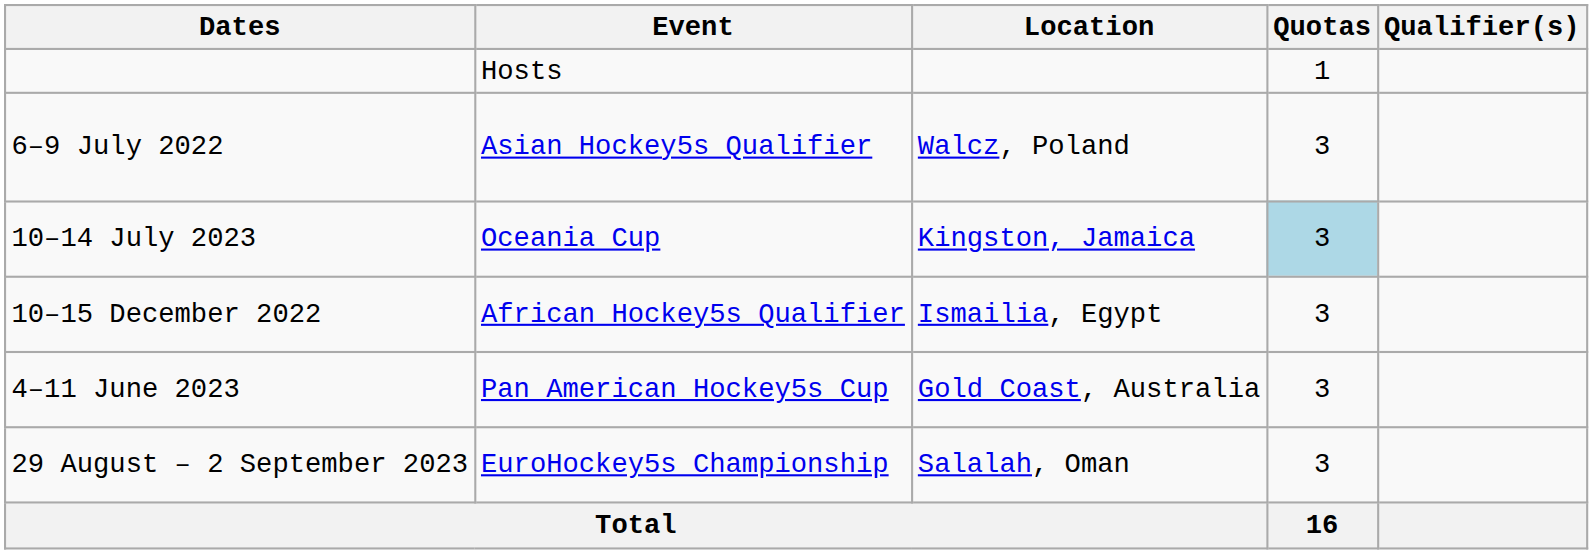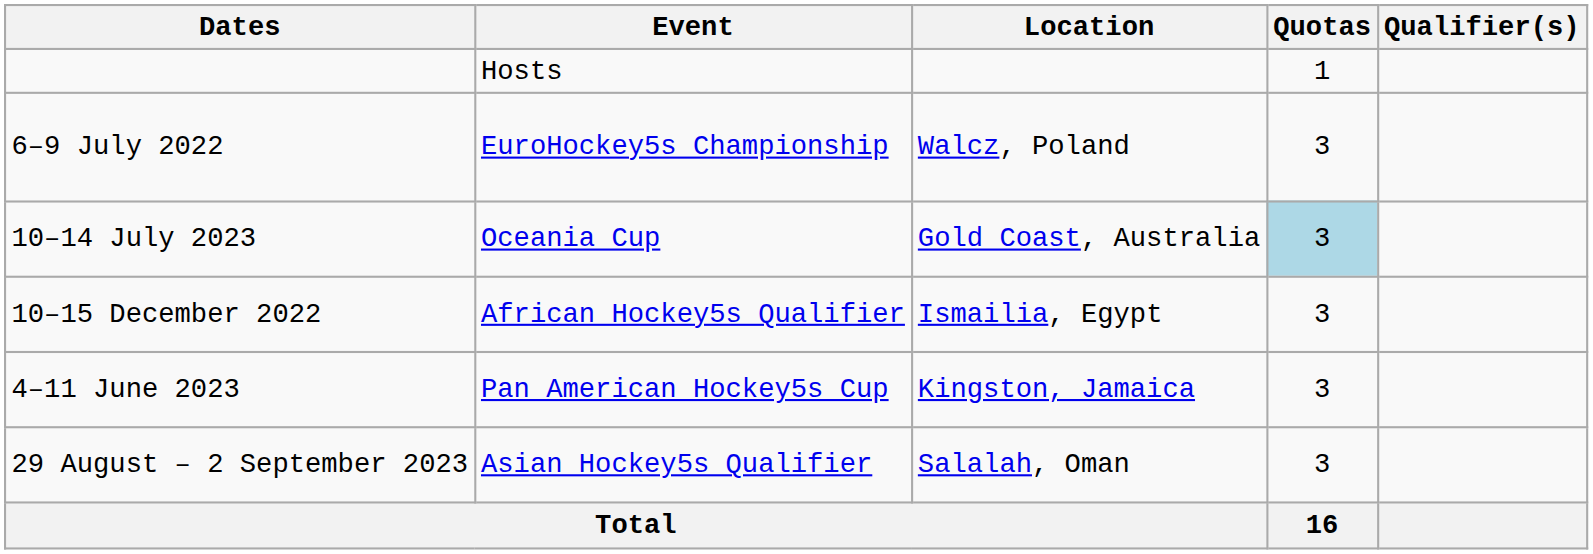(677, 147) Asian Hockey5s Qualifier -> (685, 147) EuroHockey5s Championship
(1056, 238) Kingston, Jamaica -> (1089, 238) Gold Coast, Australia
(1089, 390) Gold Coast, Australia -> (1056, 390) Kingston, Jamaica
(685, 465) EuroHockey5s Championship -> (677, 465) Asian Hockey5s Qualifier
